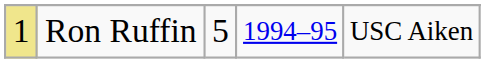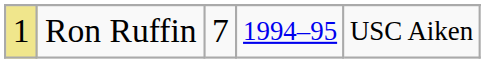(220, 31) 5 -> (220, 31) 7
